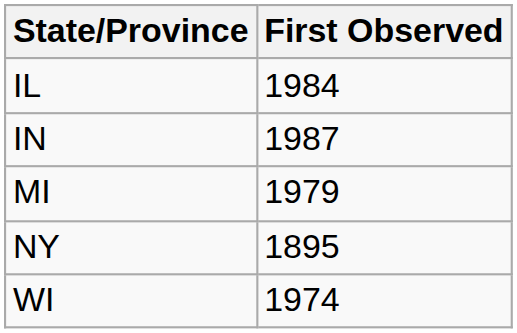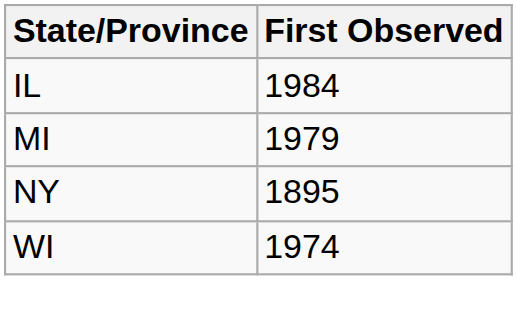- row: (30, 138)
